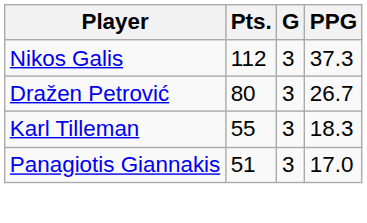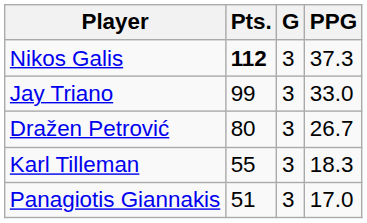(248, 57) normal -> (249, 57) bold
+ row: (62, 93)
